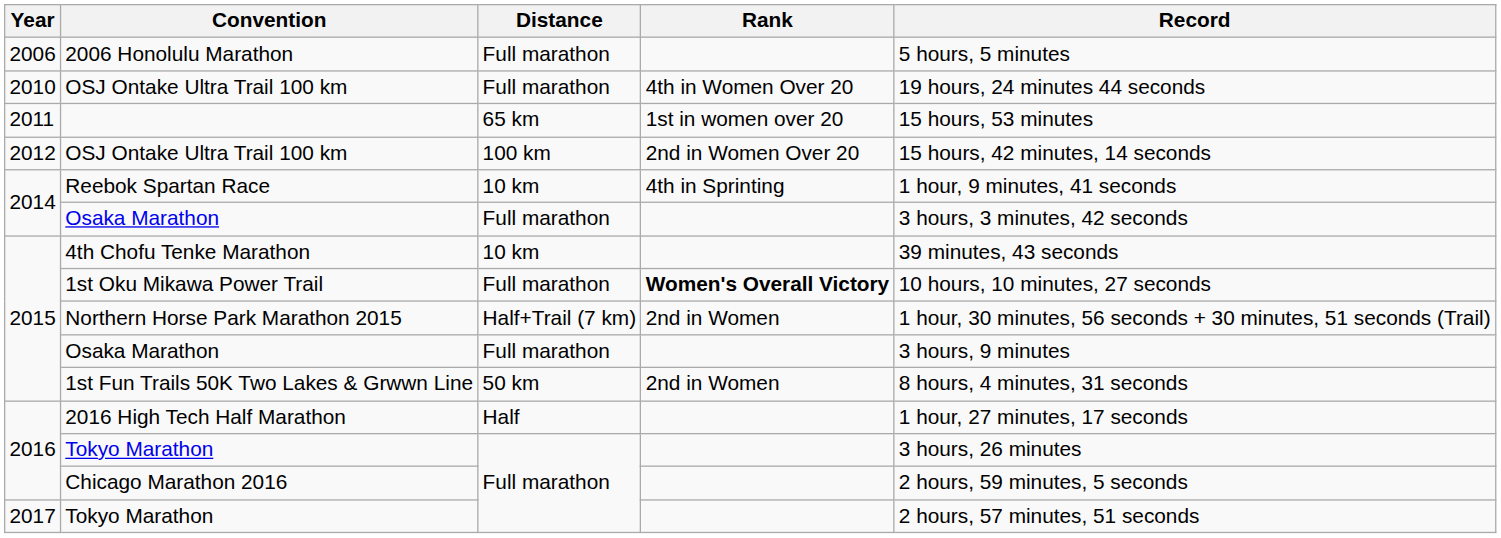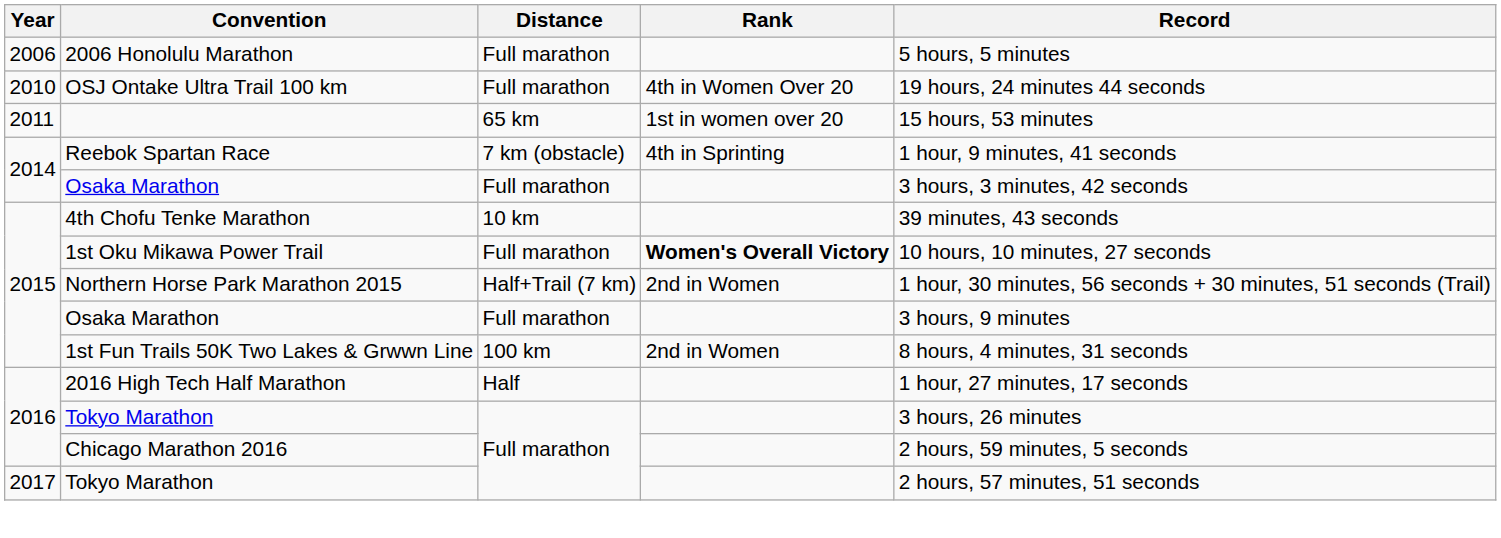- row: (33, 152)
(511, 185) 10 km -> (554, 152) 7 km (obstacle)
(511, 383) 50 km -> (517, 350) 100 km
